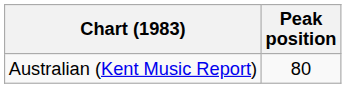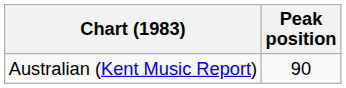(301, 68) 80 -> (301, 68) 90
